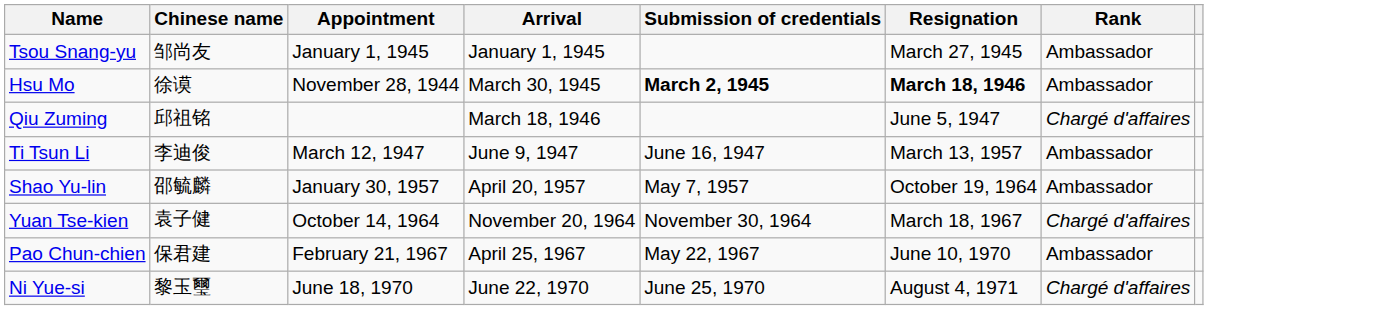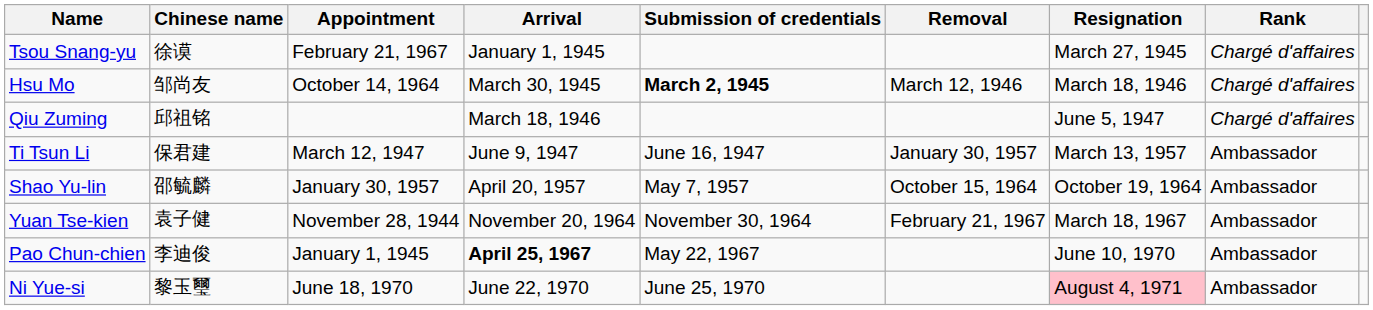+ column: (968, 19)
(183, 50) 邹尚友 -> (173, 50) 徐谟
(360, 51) January 1, 1945 -> (370, 51) February 21, 1967
(1099, 51) Ambassador -> (1282, 51) Chargé d'affaires
(173, 84) 徐谟 -> (183, 84) 邹尚友
(376, 85) November 28, 1944 -> (366, 85) October 14, 1964
(958, 85) bold -> (1120, 85) normal
(1099, 85) Ambassador -> (1282, 85) Chargé d'affaires
(183, 152) 李迪俊 -> (183, 152) 保君建
(366, 220) October 14, 1964 -> (376, 220) November 28, 1944
(1118, 220) Chargé d'affaires -> (1264, 220) Ambassador
(183, 253) 保君建 -> (183, 253) 李迪俊
(370, 254) February 21, 1967 -> (360, 254) January 1, 1945
(527, 254) normal -> (530, 254) bold
(954, 287) no background -> (1118, 287) pink background
(1118, 287) Chargé d'affaires -> (1264, 287) Ambassador
